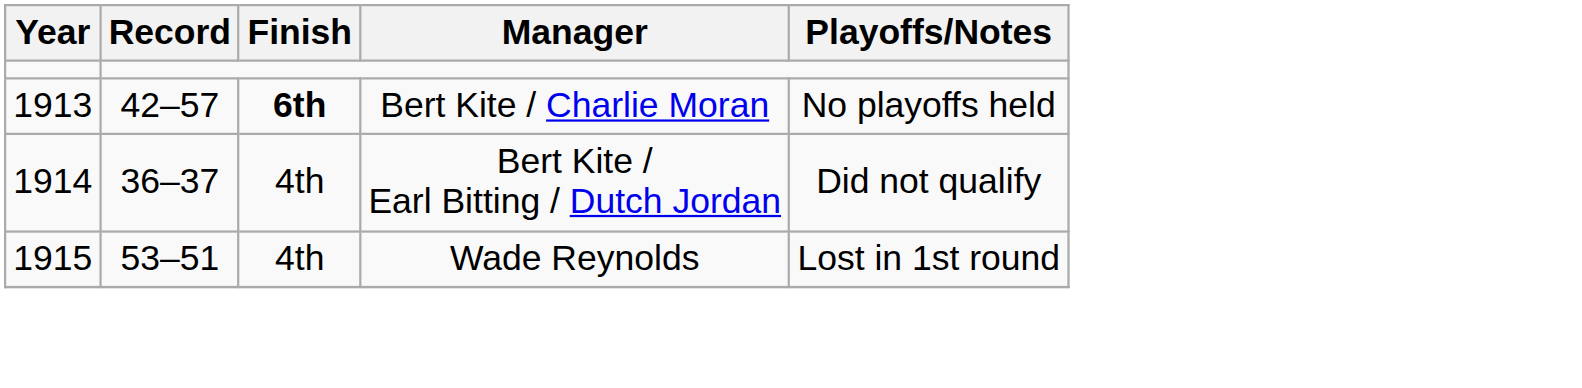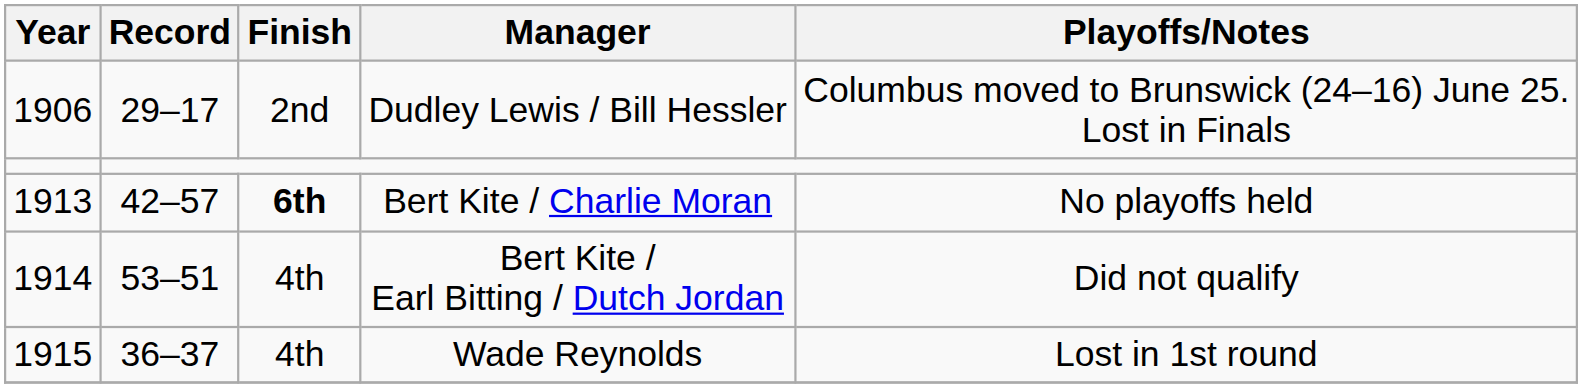+ row: (53, 108)
(170, 181) 36–37 -> (170, 277) 53–51
(170, 257) 53–51 -> (170, 354) 36–37
